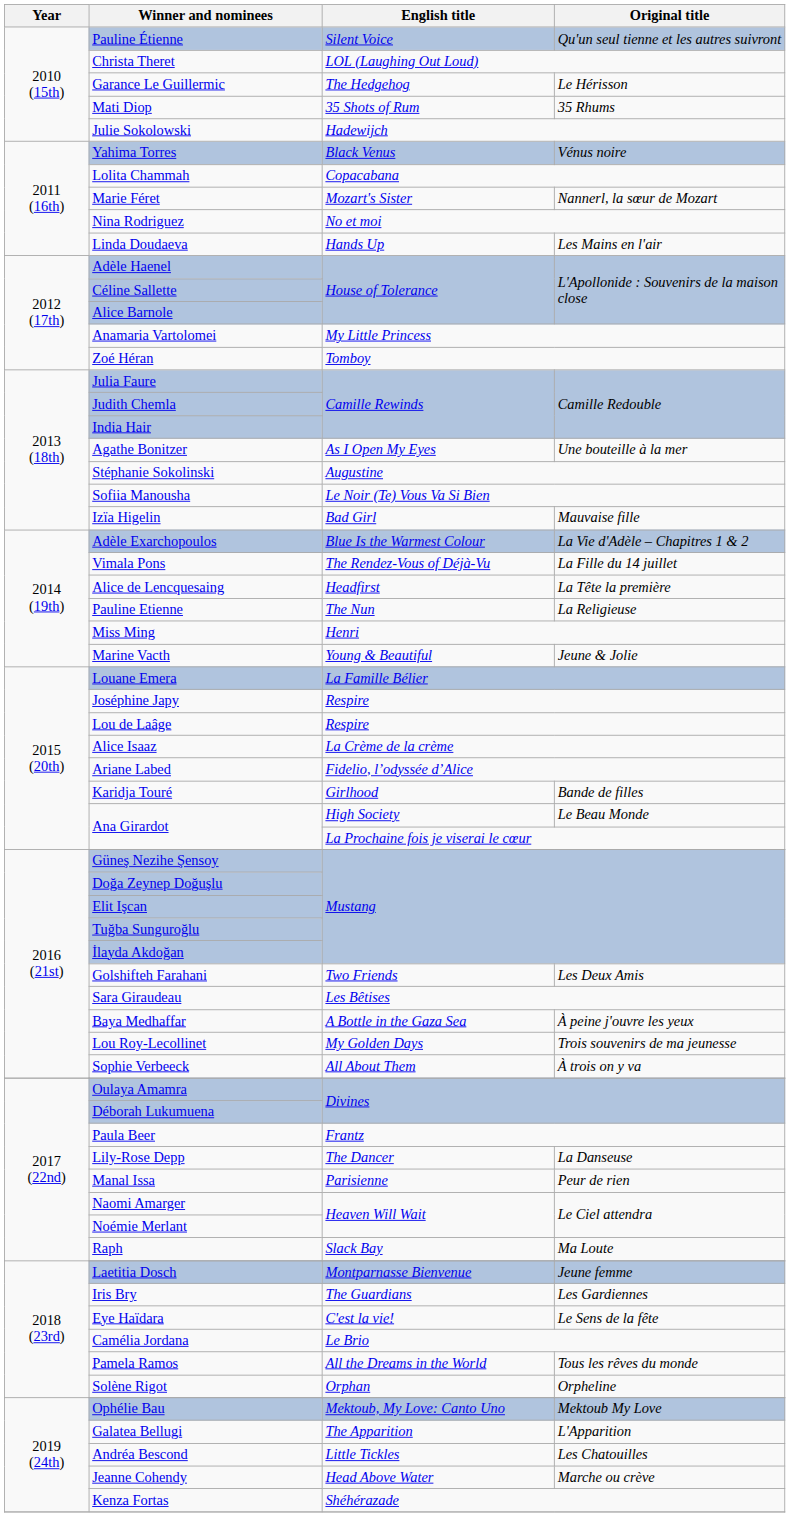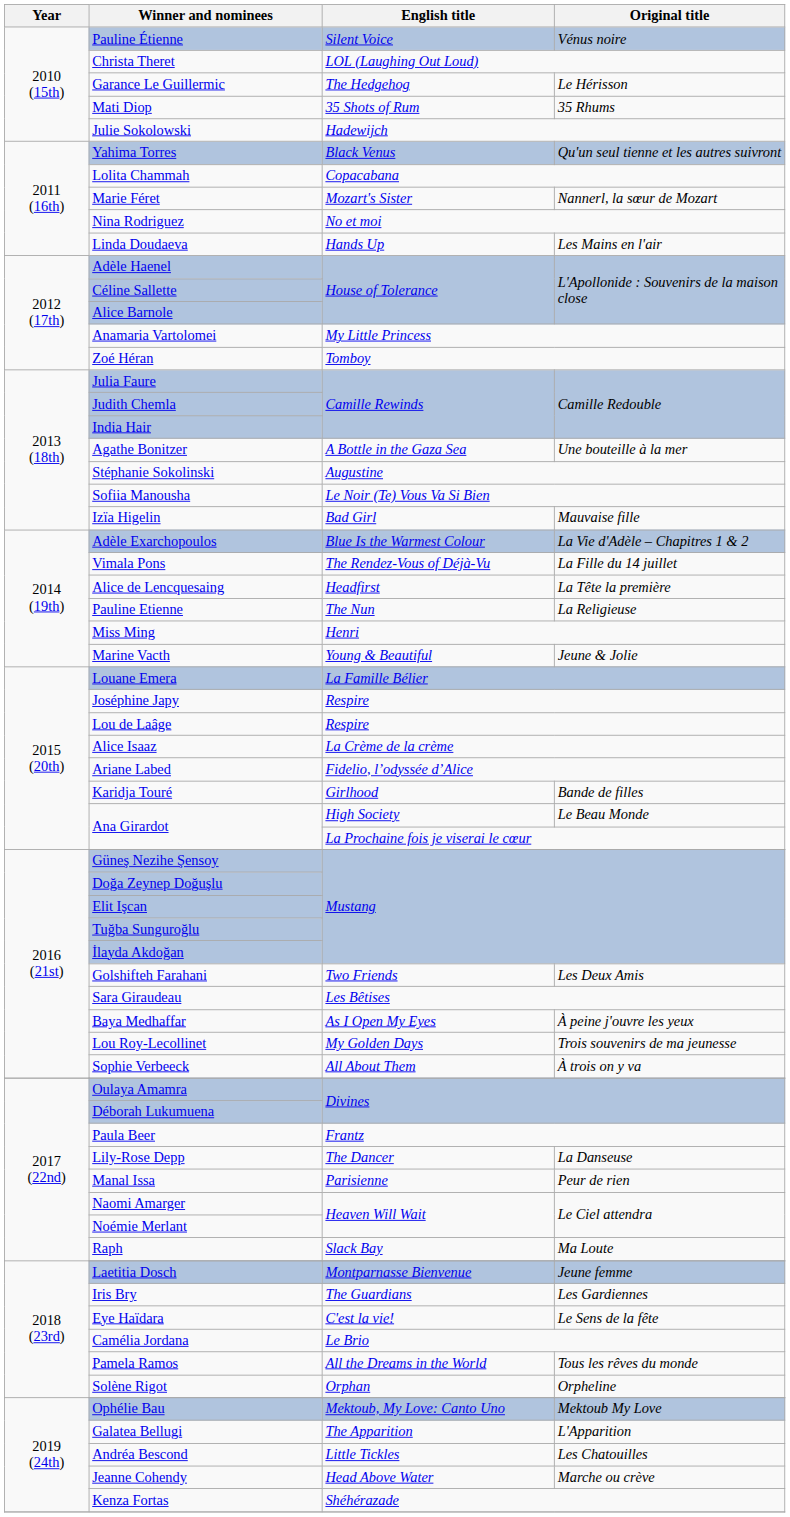(669, 38) Qu'un seul tienne et les autres suivront -> (592, 38) Vénus noire
(592, 152) Vénus noire -> (669, 152) Qu'un seul tienne et les autres suivront
(381, 449) As I Open My Eyes -> (396, 449) A Bottle in the Gaza Sea
(396, 1020) A Bottle in the Gaza Sea -> (381, 1020) As I Open My Eyes
